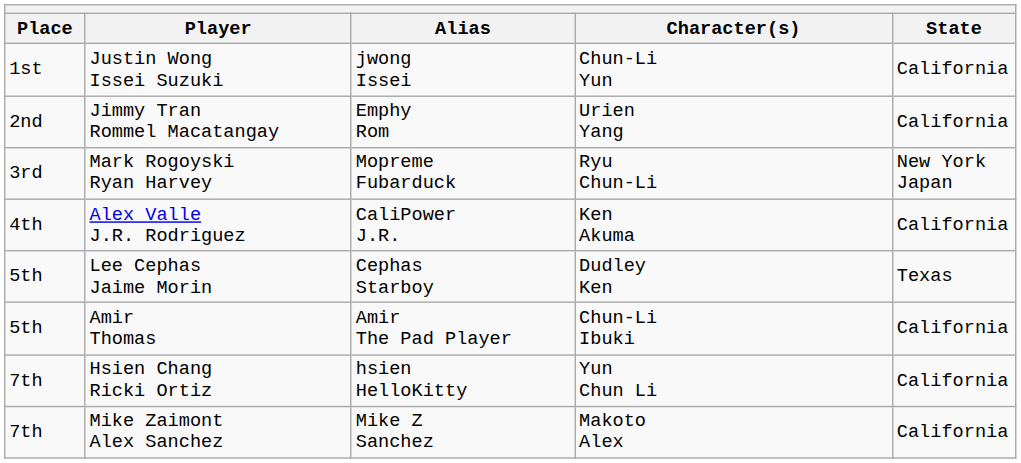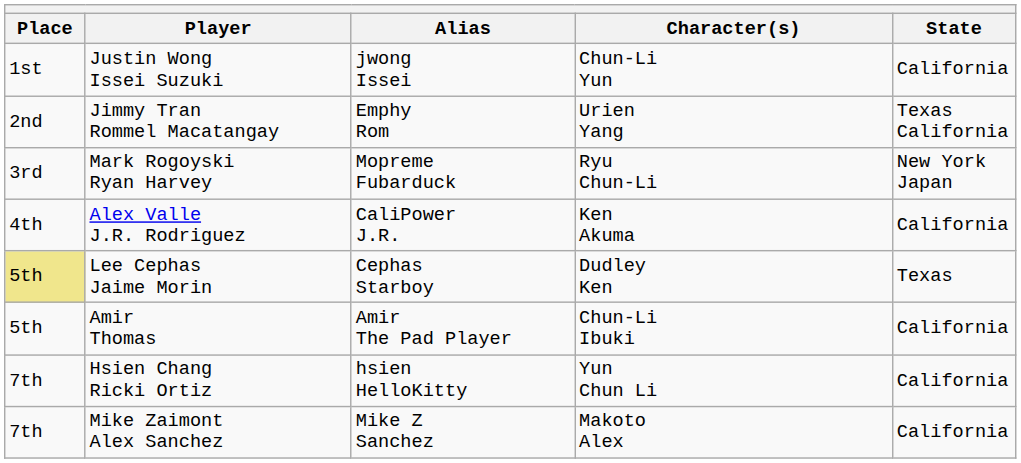(953, 121) California -> (953, 121) Texas California
(26, 277) no background -> (26, 277) khaki background
